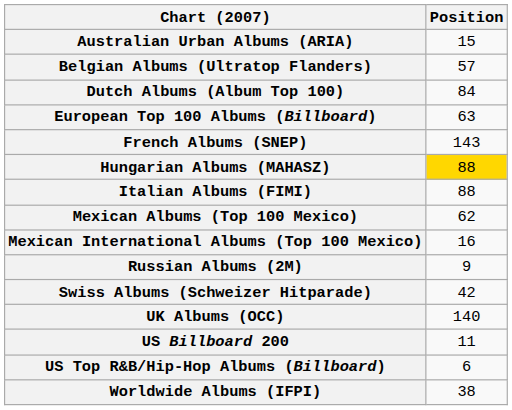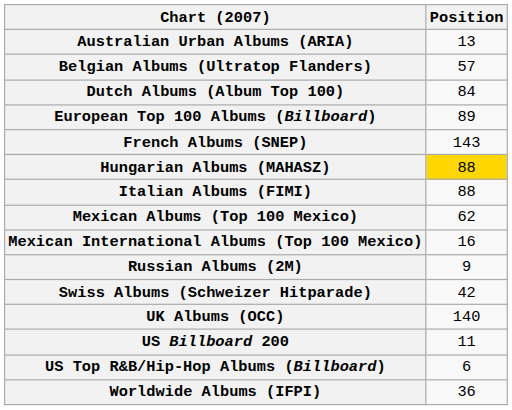(467, 42) 15 -> (467, 42) 13
(467, 117) 63 -> (467, 117) 89
(467, 392) 38 -> (467, 392) 36
